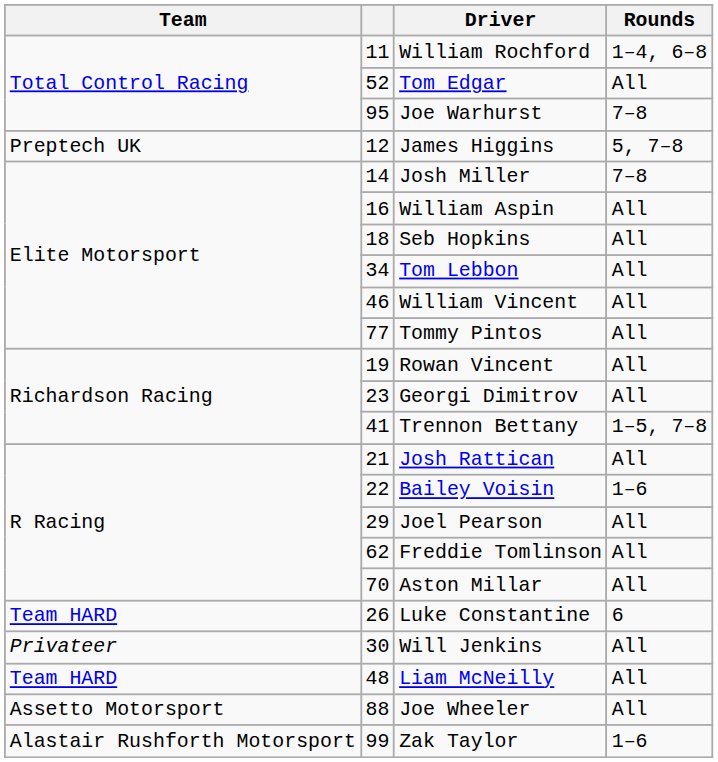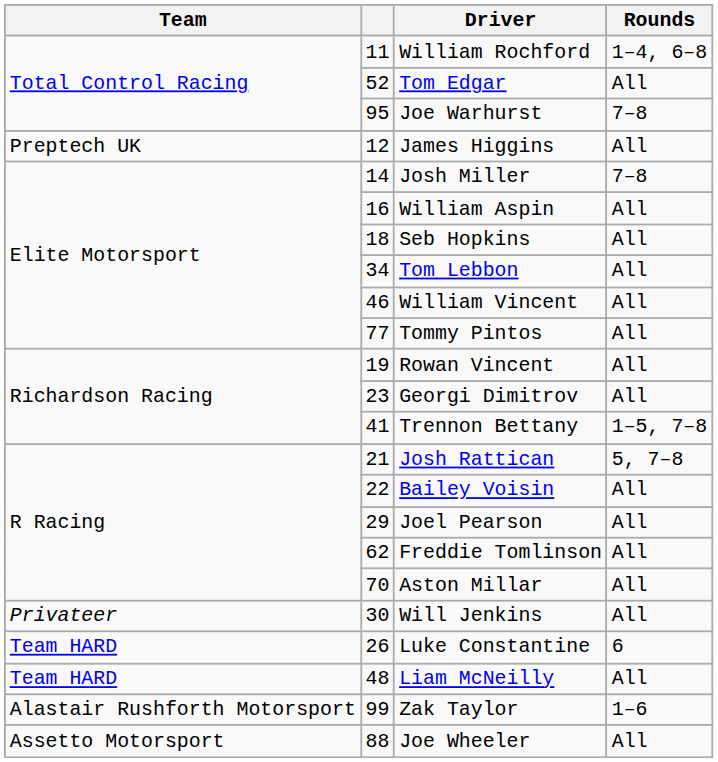(648, 146) 5, 7–8 -> (630, 146) All
(630, 459) All -> (648, 459) 5, 7–8
(630, 491) 1–6 -> (630, 491) All
rows swapped: (495, 616) <-> (471, 647)
rows swapped: (465, 710) <-> (459, 741)
